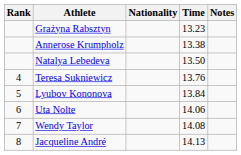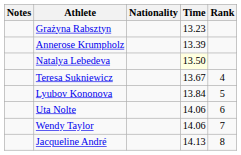columns swapped: (19, 12) <-> (222, 12)
(194, 45) 13.38 -> (194, 45) 13.39
(194, 61) no background -> (194, 61) lightyellow background
(194, 77) 13.76 -> (194, 77) 13.67
(194, 126) 14.08 -> (194, 126) 14.06
